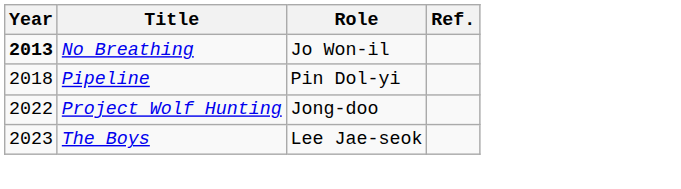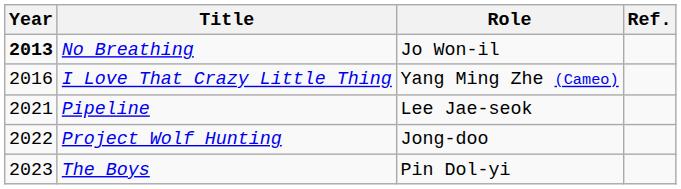+ row: (227, 79)
(31, 79) 2018 -> (31, 109) 2021
(346, 79) Pin Dol-yi -> (467, 109) Lee Jae-seok
(357, 139) Lee Jae-seok -> (456, 169) Pin Dol-yi
